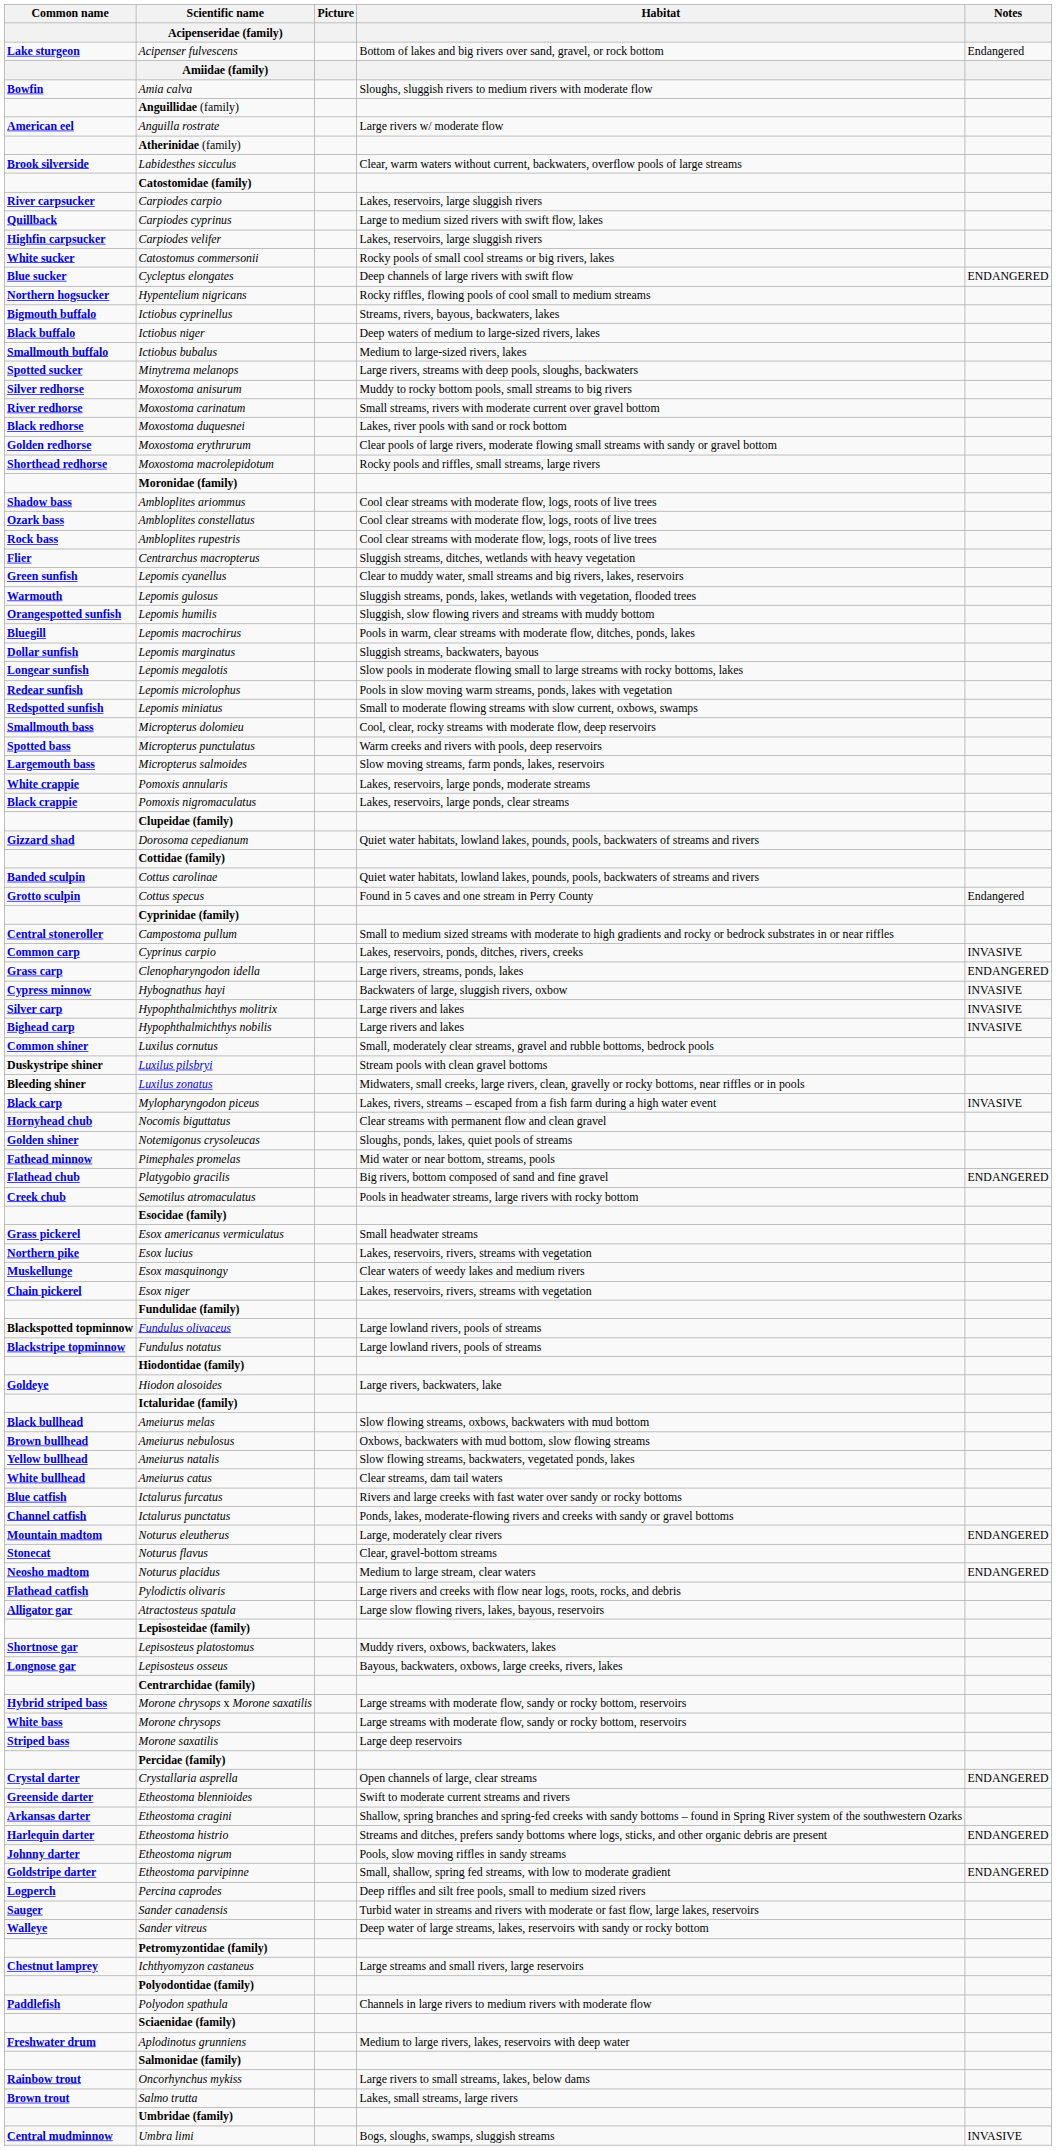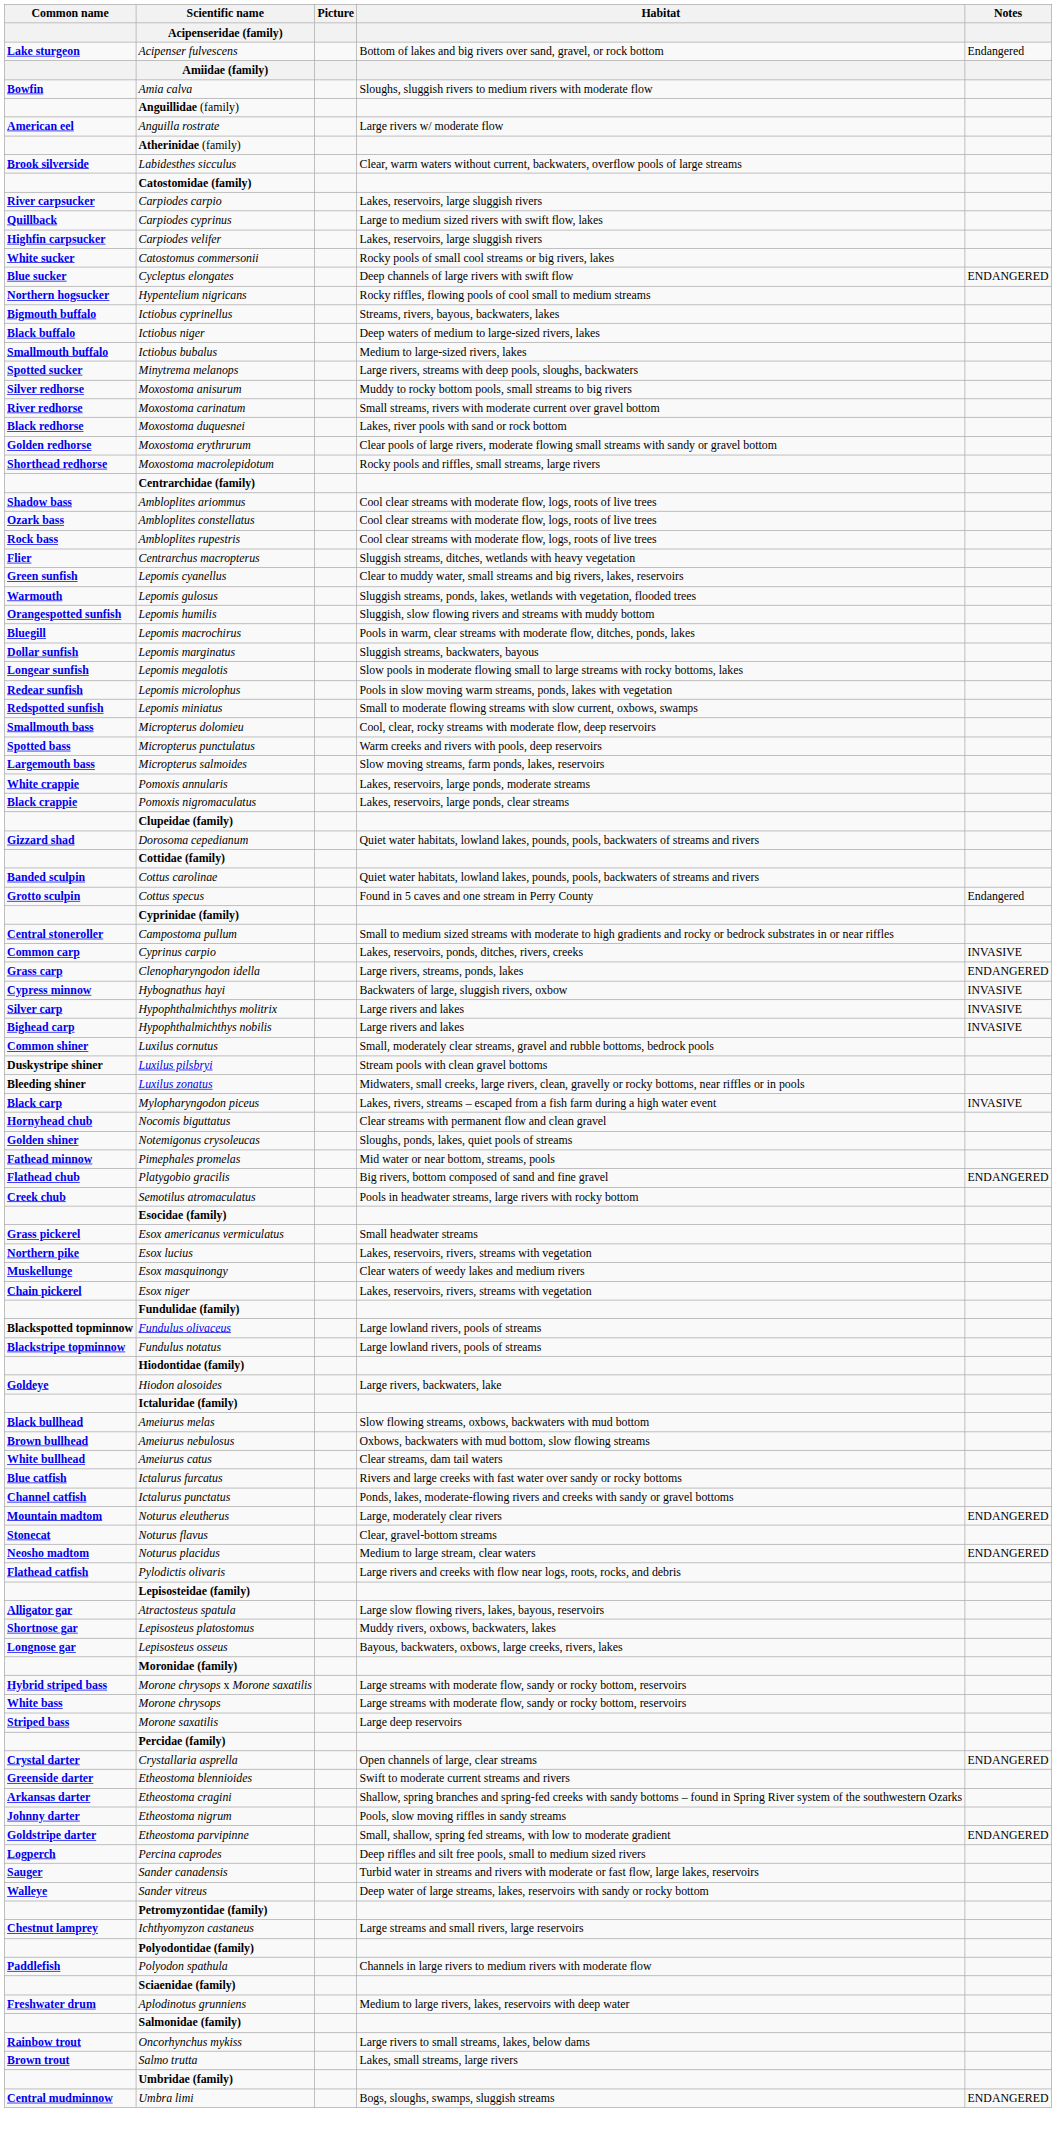rows swapped: (197, 1685) <-> (188, 483)
- row: (179, 1459)
rows swapped: (194, 1628) <-> (187, 1609)
- row: (183, 1835)
(995, 2135) INVASIVE -> (1008, 2098) ENDANGERED
